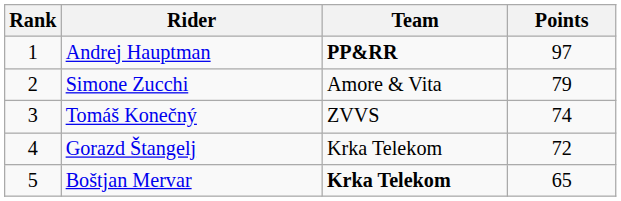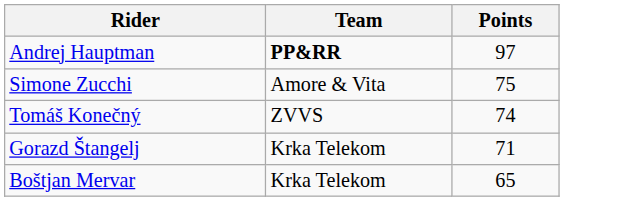- column: (33, 20)
(562, 84) 79 -> (505, 84) 75
(562, 148) 72 -> (505, 148) 71
(389, 180) bold -> (328, 180) normal
